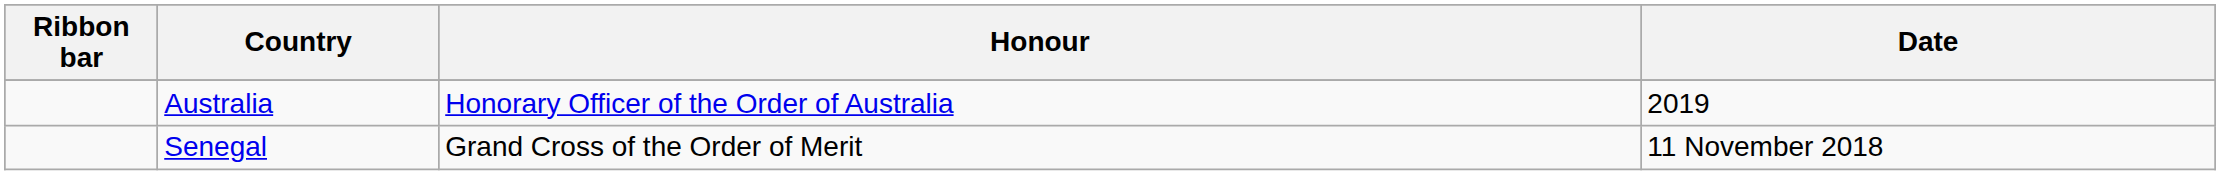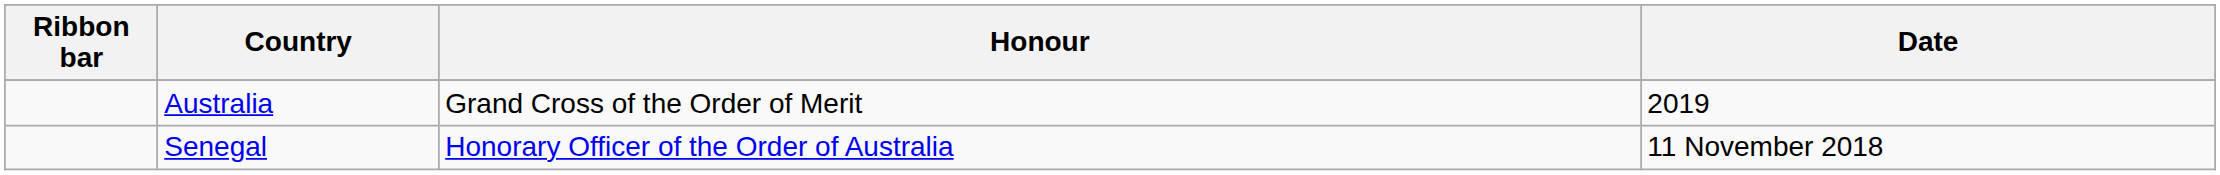(699, 102) Honorary Officer of the Order of Australia -> (654, 102) Grand Cross of the Order of Merit
(654, 147) Grand Cross of the Order of Merit -> (699, 147) Honorary Officer of the Order of Australia
